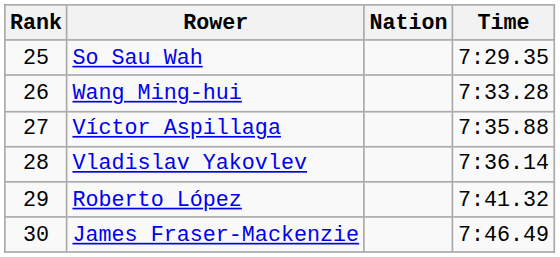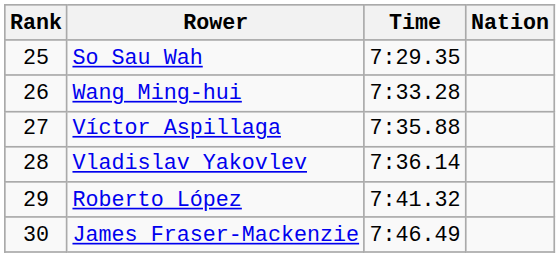columns swapped: (409, 23) <-> (504, 23)
